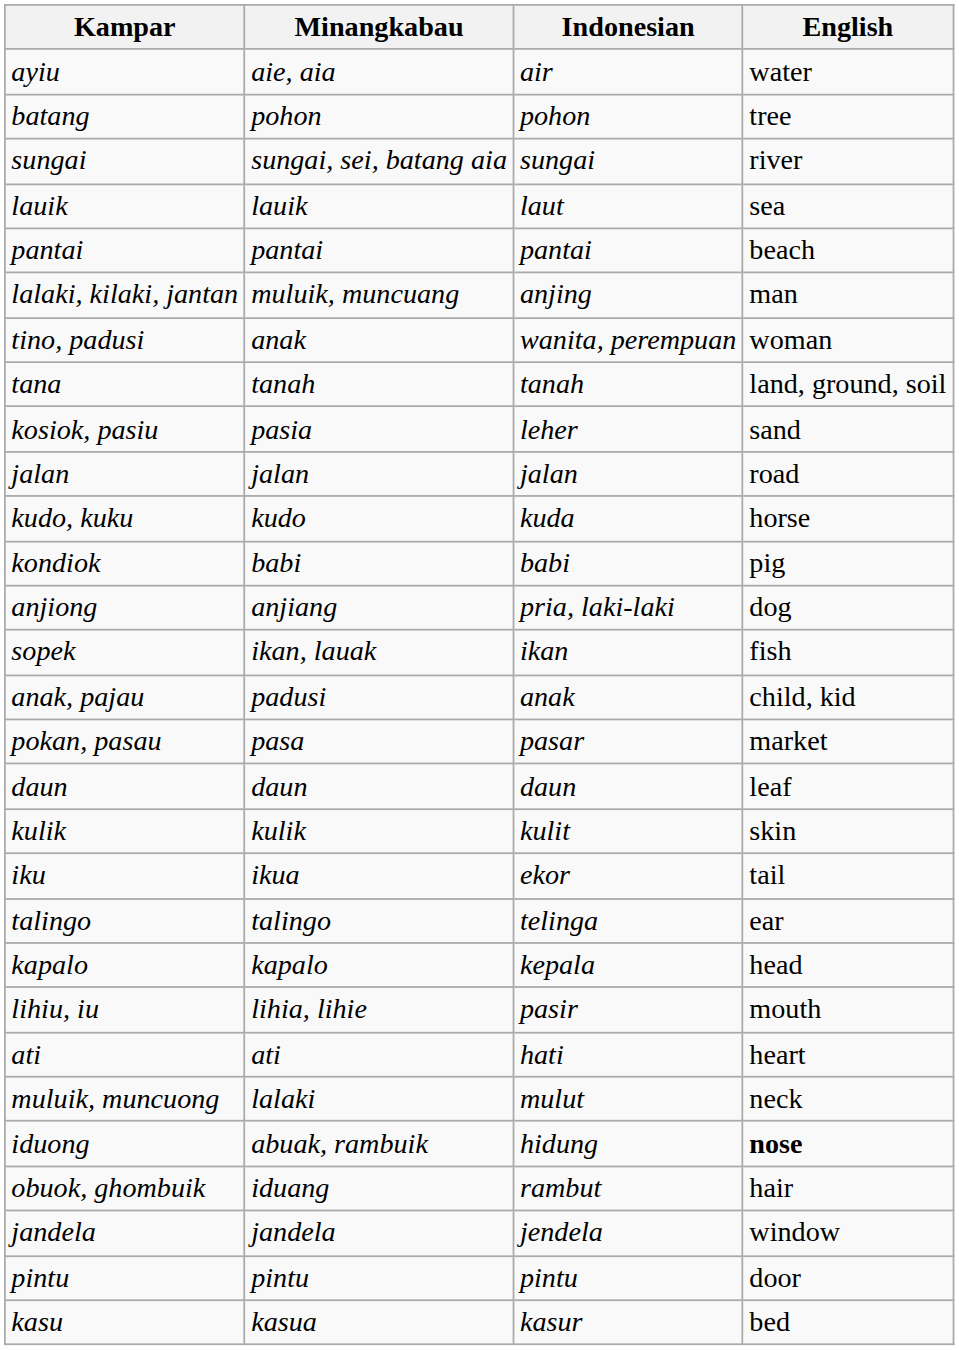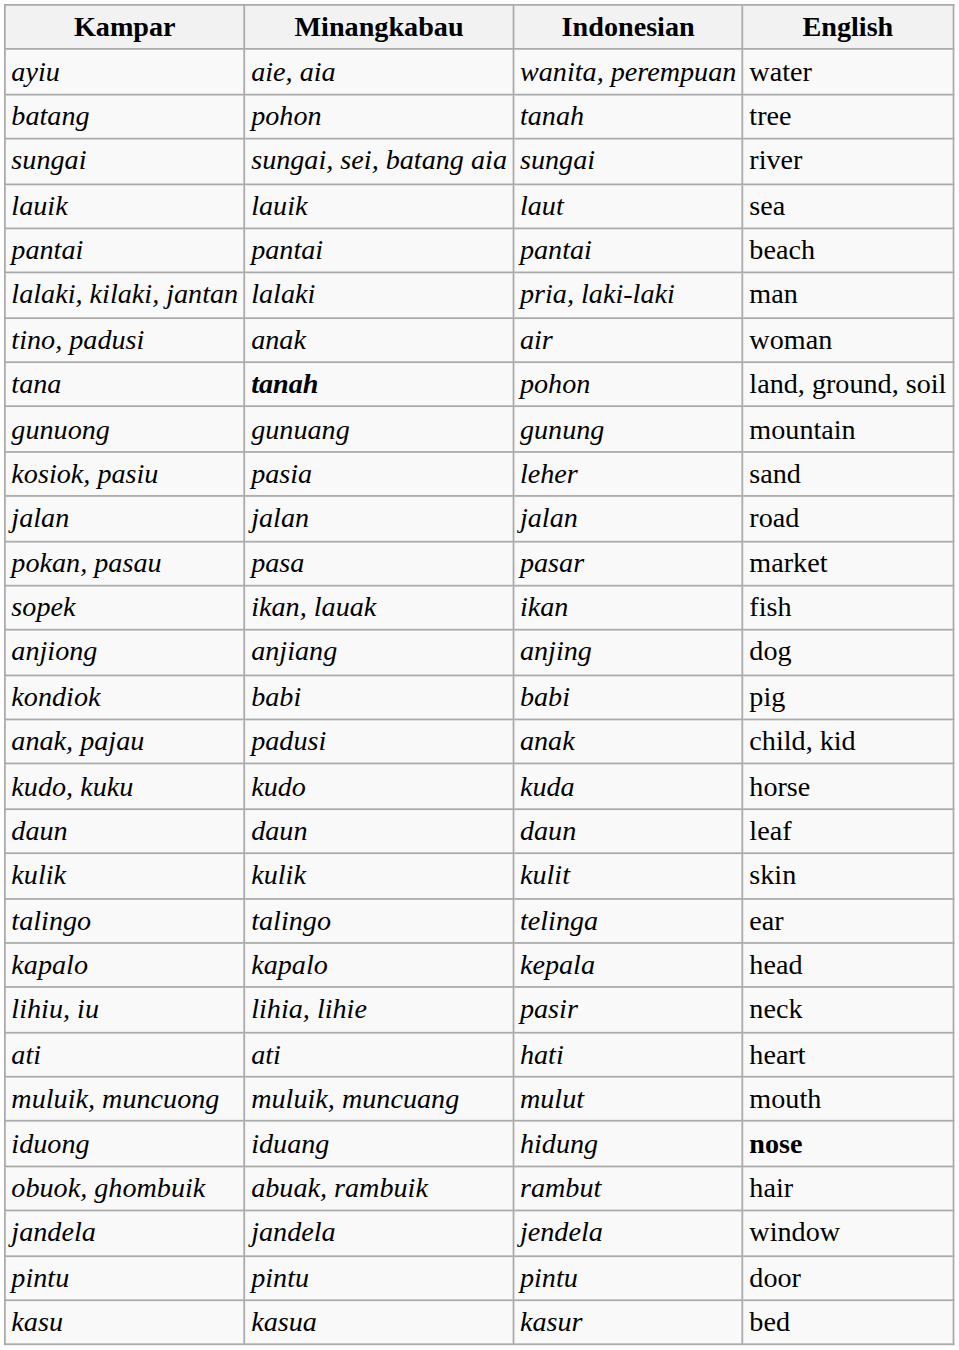(536, 71) air -> (628, 71) wanita, perempuan
(555, 116) pohon -> (552, 116) tanah
(355, 294) muluik, muncuang -> (283, 294) lalaki
(556, 294) anjing -> (597, 294) pria, laki-laki
(628, 339) wanita, perempuan -> (536, 339) air
(283, 384) normal -> (285, 384) bold
(552, 384) tanah -> (555, 384) pohon
+ row: (61, 428)
rows swapped: (72, 518) <-> (86, 741)
rows swapped: (56, 562) <-> (43, 652)
(597, 607) pria, laki-laki -> (556, 652) anjing
- row: (29, 875)
(785, 1009) mouth -> (776, 1009) neck
(283, 1098) lalaki -> (355, 1098) muluik, muncuang
(776, 1098) neck -> (785, 1098) mouth
(340, 1143) abuak, rambuik -> (290, 1143) iduang
(290, 1187) iduang -> (340, 1187) abuak, rambuik
